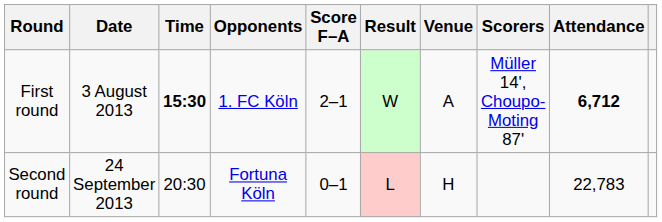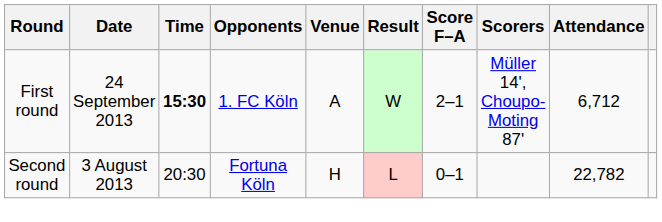columns swapped: (448, 27) <-> (334, 27)
(114, 101) 3 August 2013 -> (114, 101) 24 September 2013
(599, 101) bold -> (599, 101) normal
(114, 184) 24 September 2013 -> (114, 175) 3 August 2013
(599, 184) 22,783 -> (599, 175) 22,782
